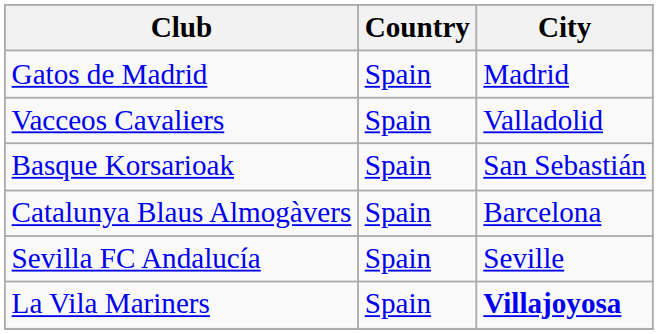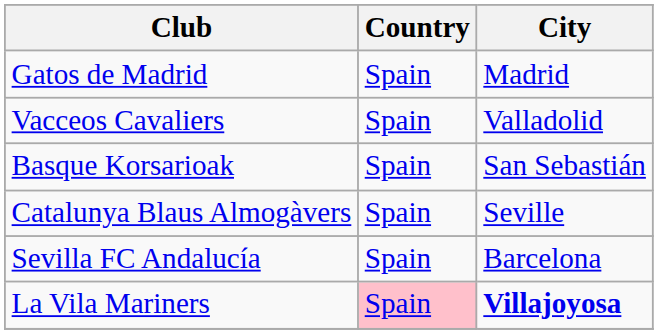(542, 212) Barcelona -> (524, 212) Seville
(524, 258) Seville -> (542, 258) Barcelona
(398, 304) no background -> (398, 304) pink background
